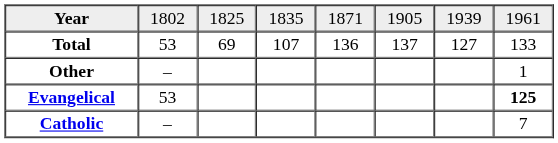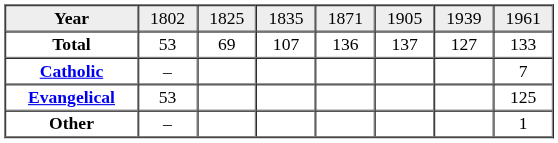rows swapped: (71, 123) <-> (71, 71)
(523, 97) bold -> (523, 97) normal
